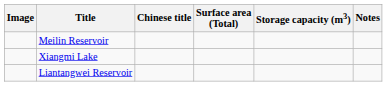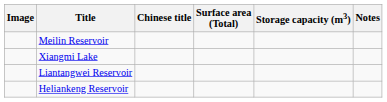+ row: (83, 89)
